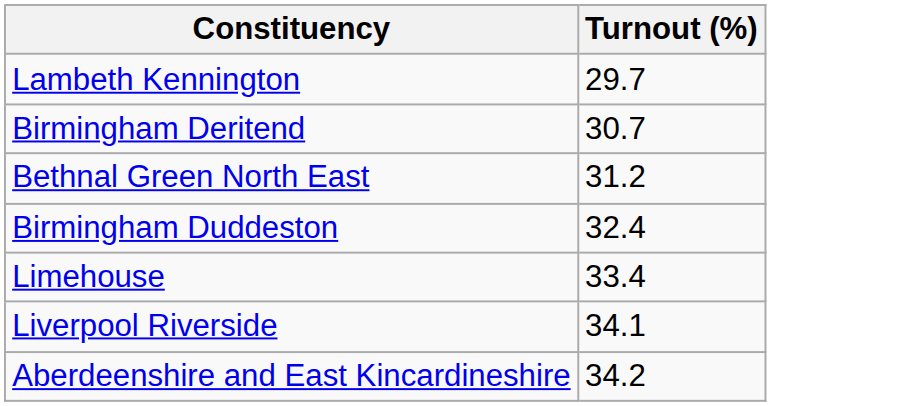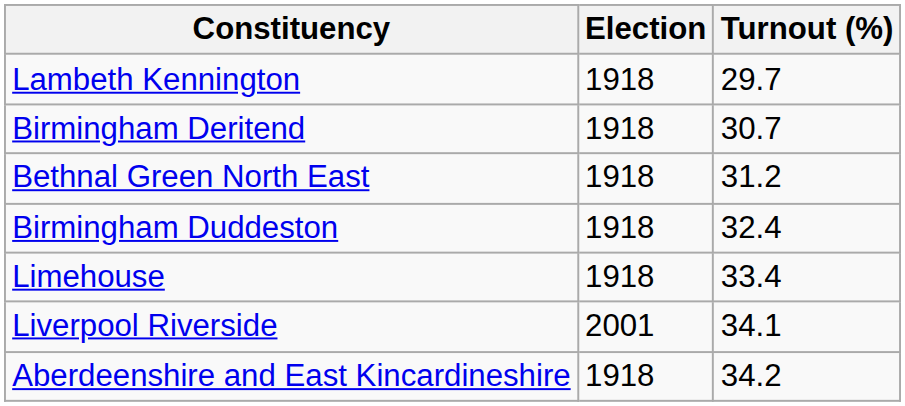+ column: (646, 29)
